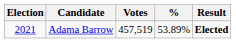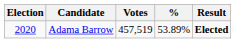(25, 29) 2021 -> (25, 29) 2020
